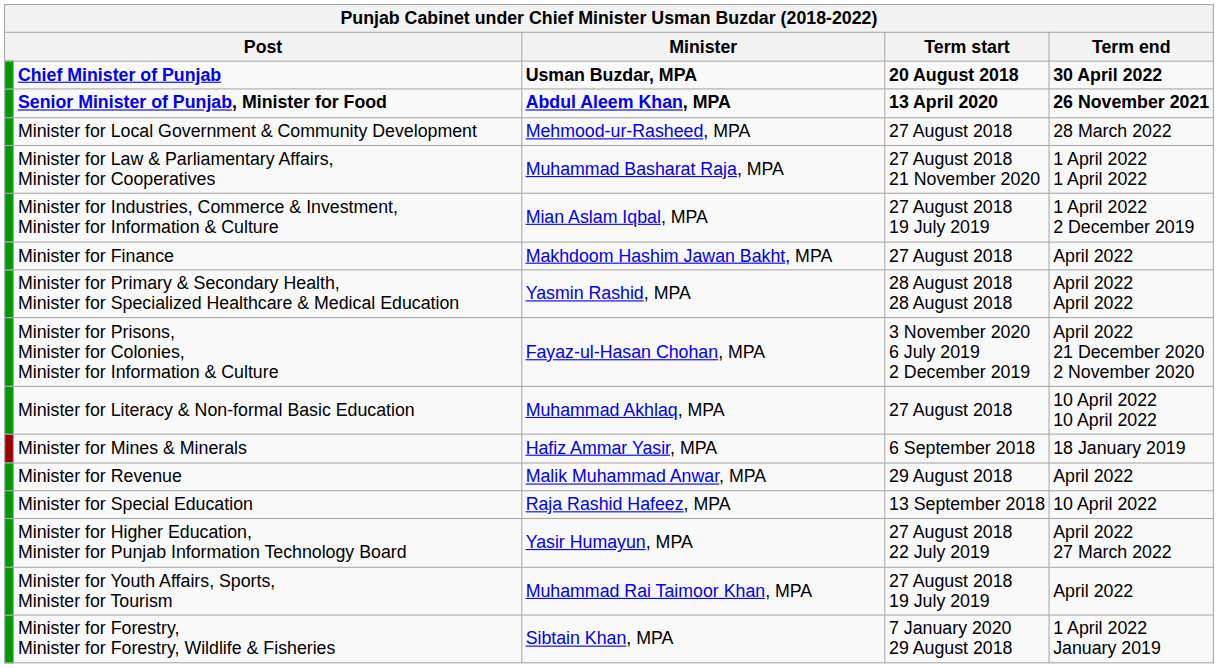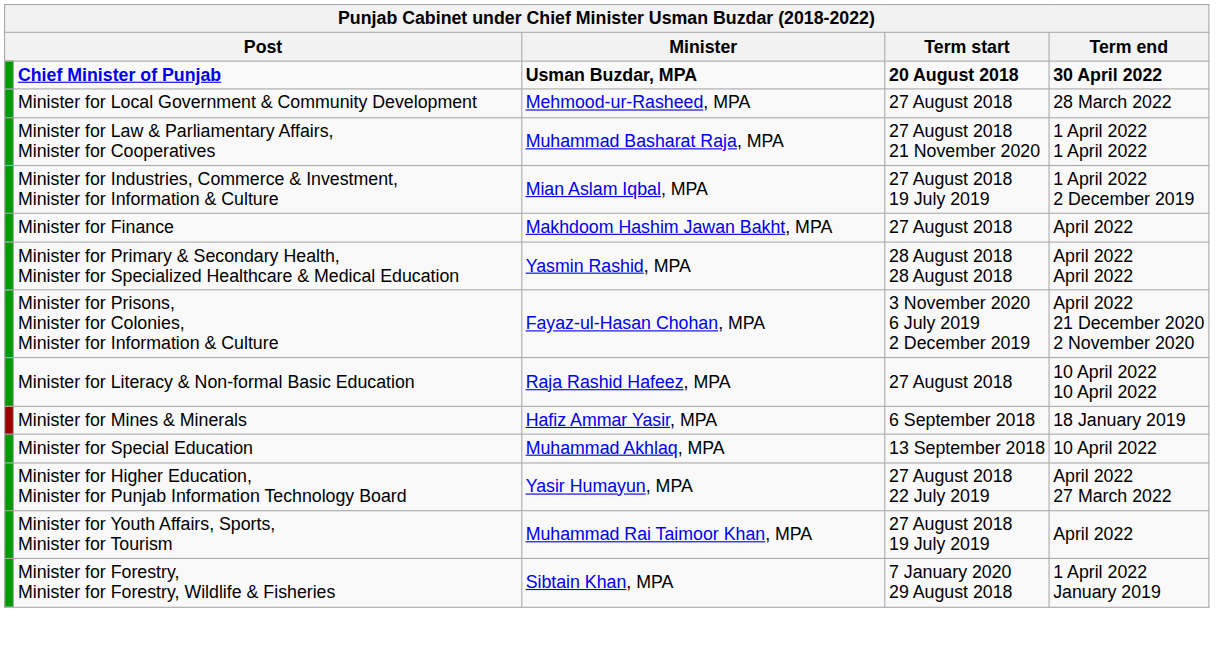- row: (202, 103)
(625, 410) Muhammad Akhlaq, MPA -> (628, 381) Raja Rashid Hafeez, MPA
- row: (100, 476)
(628, 504) Raja Rashid Hafeez, MPA -> (625, 448) Muhammad Akhlaq, MPA
